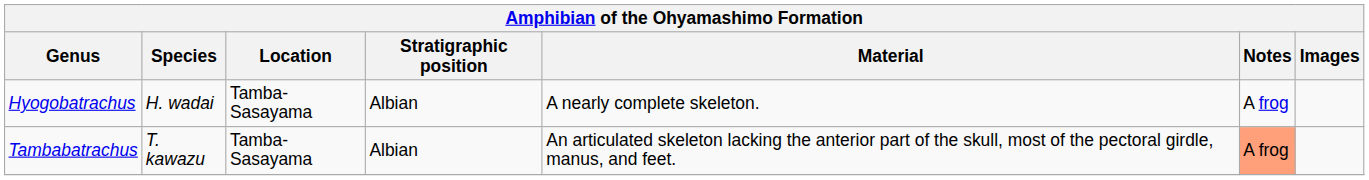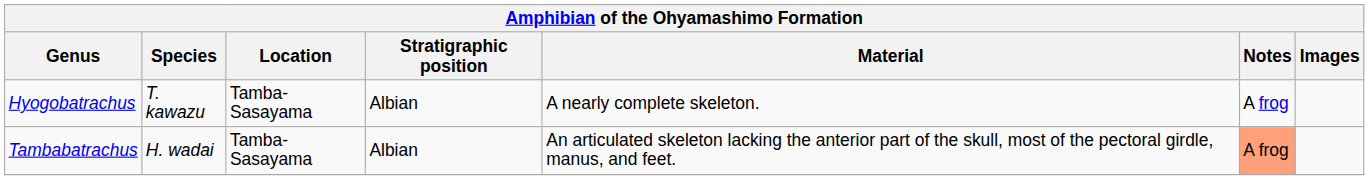(180, 103) H. wadai -> (175, 103) T. kawazu
(175, 150) T. kawazu -> (180, 150) H. wadai
